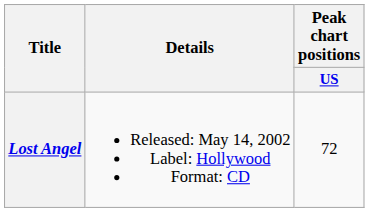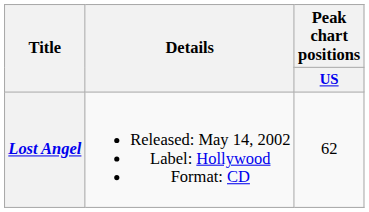(329, 149) 72 -> (329, 149) 62
